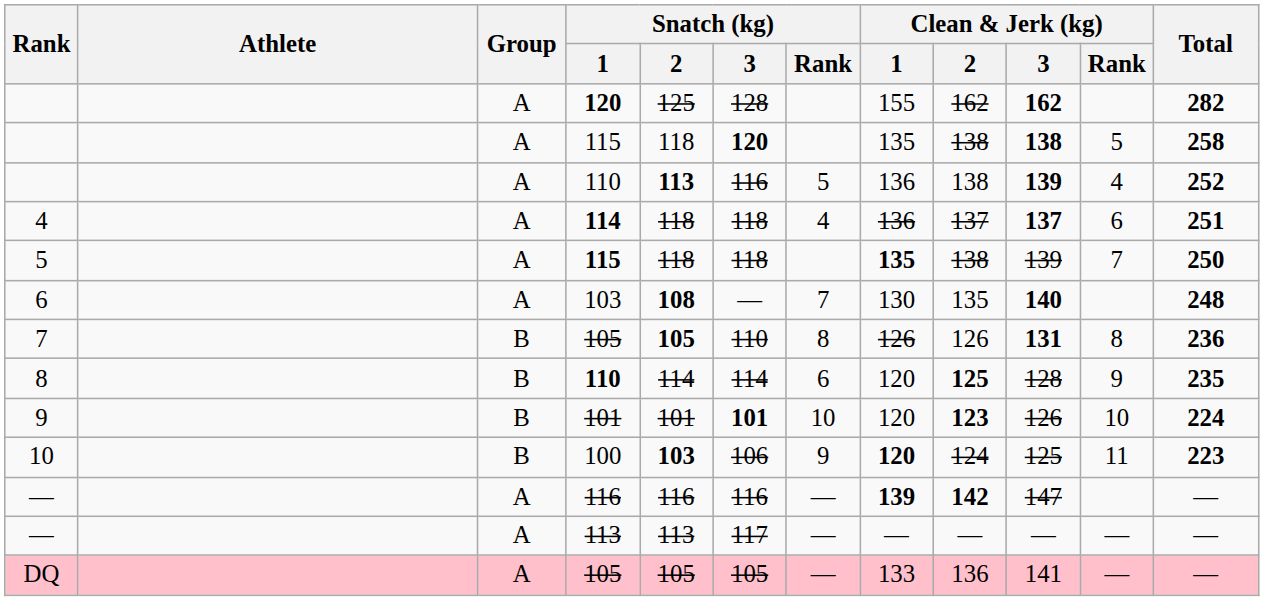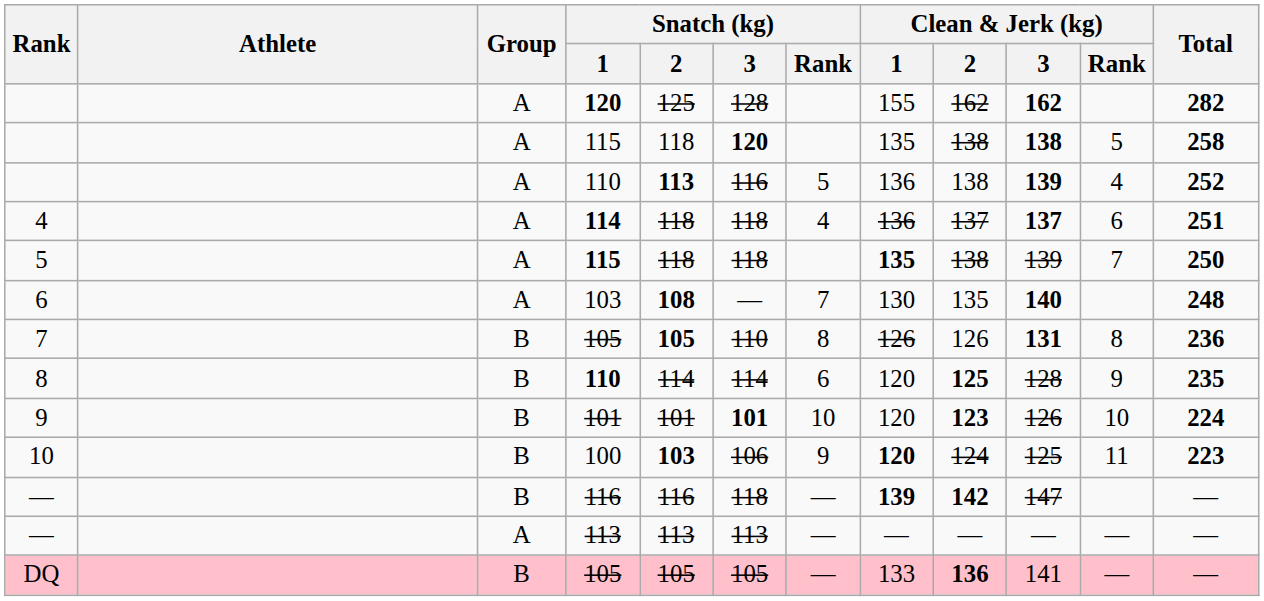(522, 496) A -> (522, 496) B
(750, 496) 116 -> (750, 496) 118
(750, 535) 117 -> (750, 535) 113
(522, 574) A -> (522, 574) B
(970, 574) normal -> (970, 574) bold
